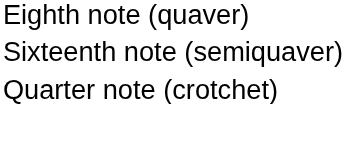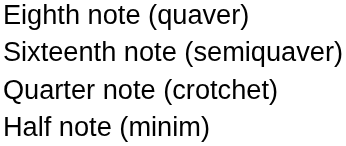+ row: (106, 127)
